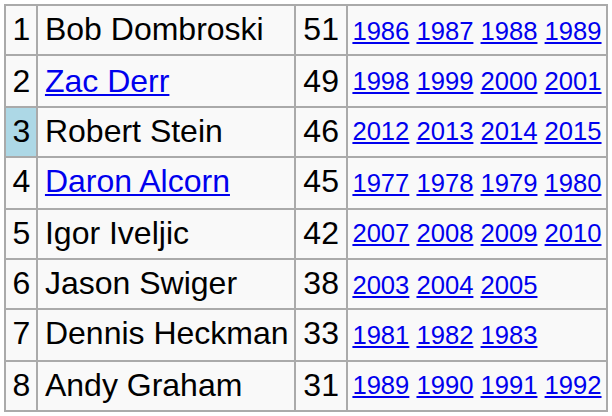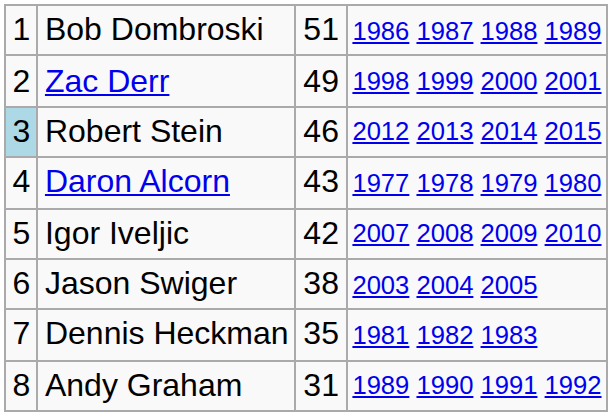(321, 182) 45 -> (321, 182) 43
(321, 334) 33 -> (321, 334) 35
